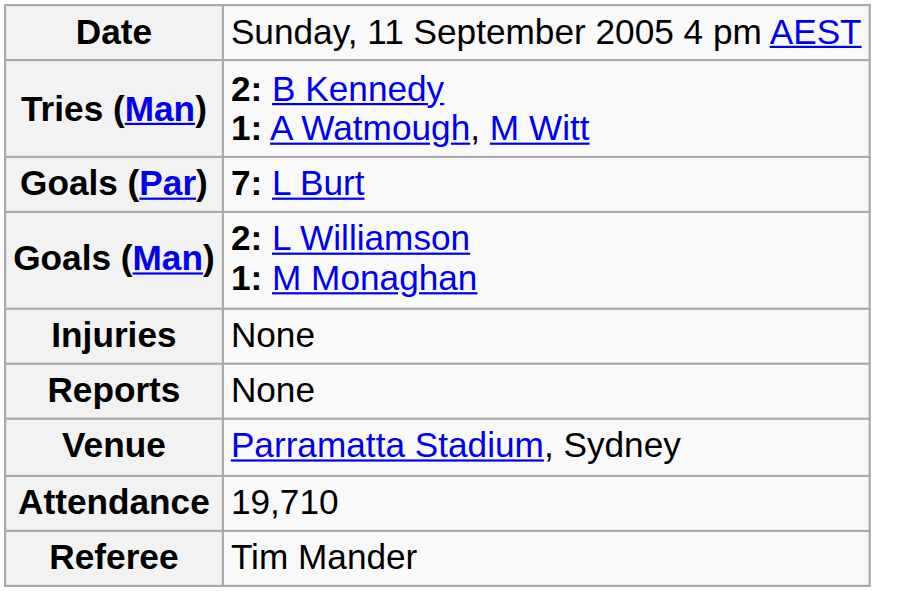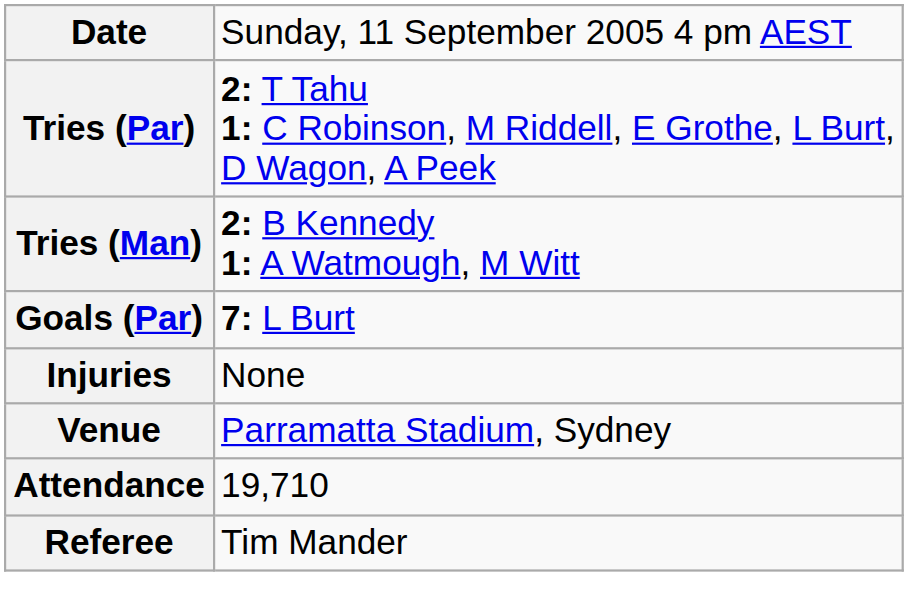+ row: (109, 127)
- row: (114, 259)
- row: (114, 390)
